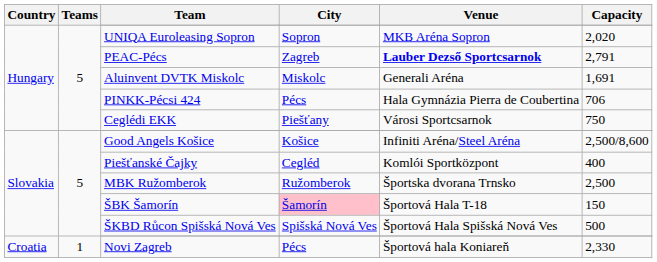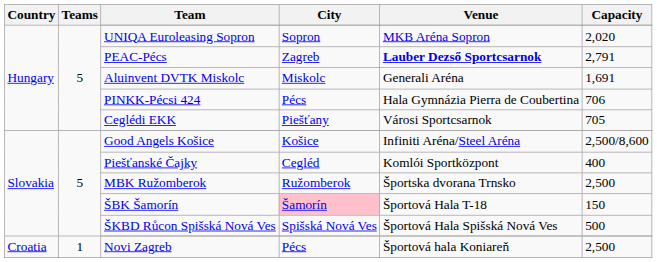(595, 120) 750 -> (595, 120) 705
(600, 246) 2,330 -> (600, 246) 2,500
